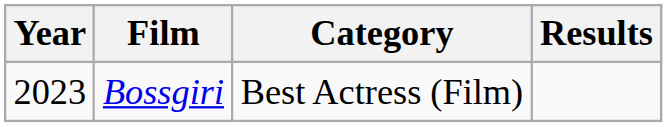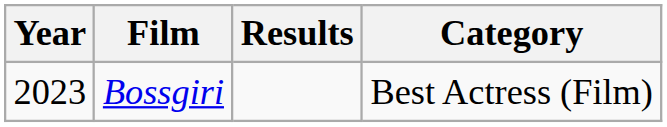columns swapped: (382, 33) <-> (596, 33)
